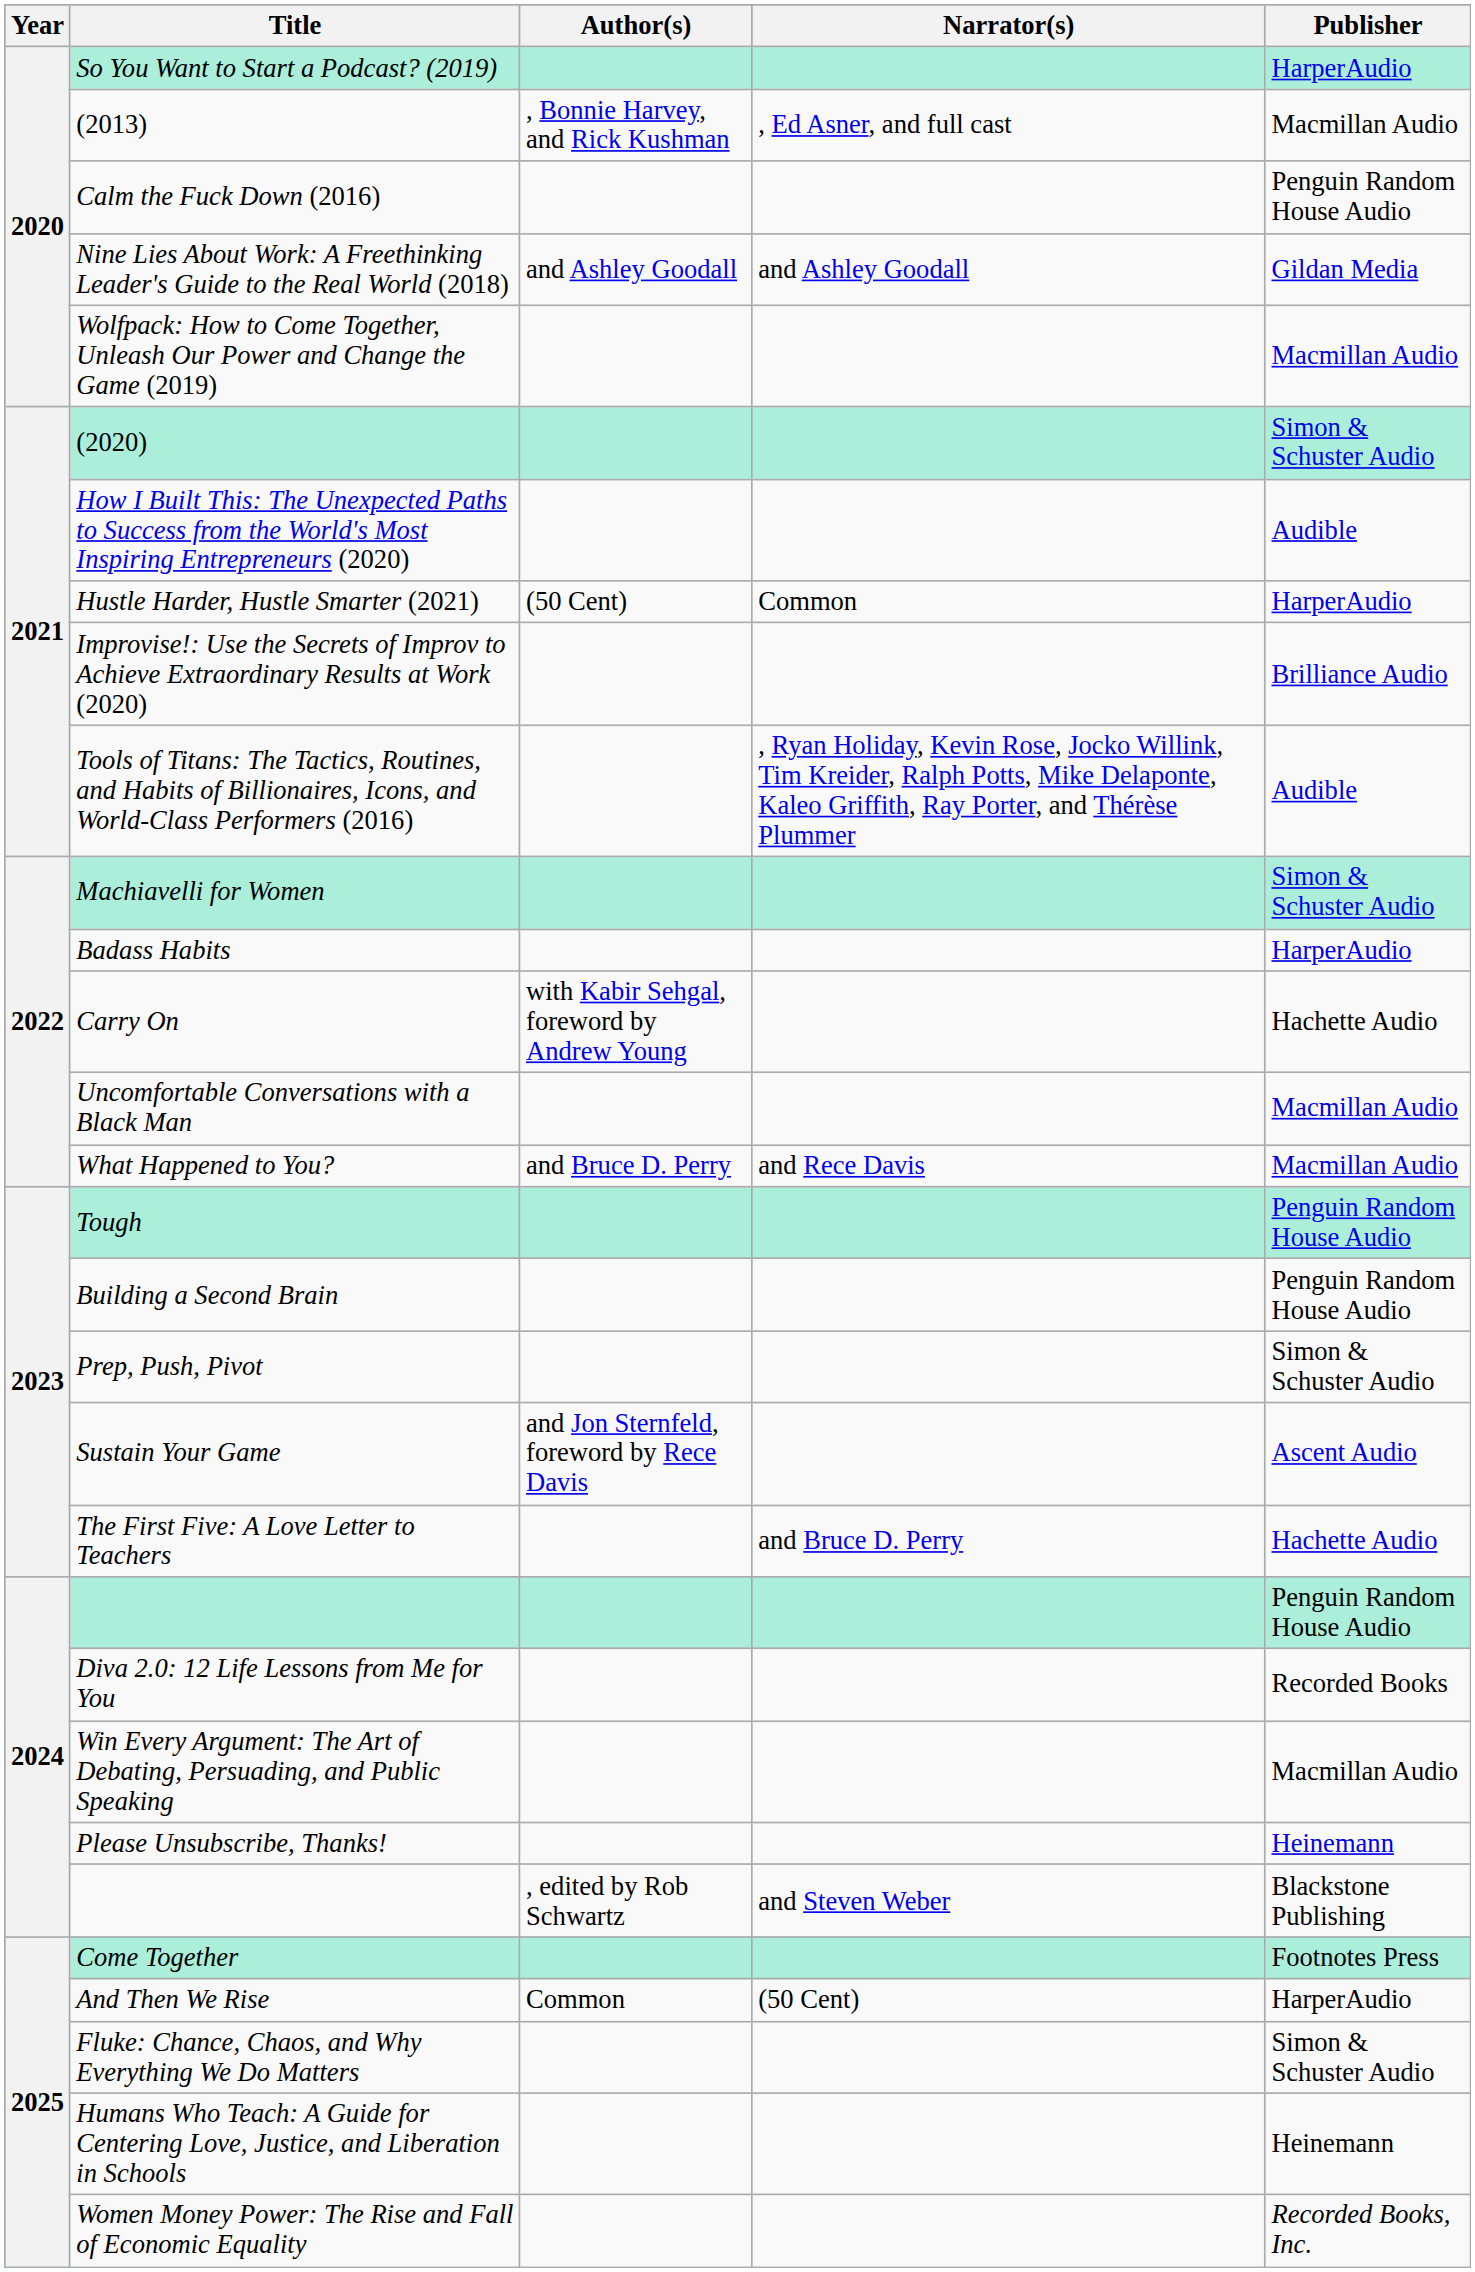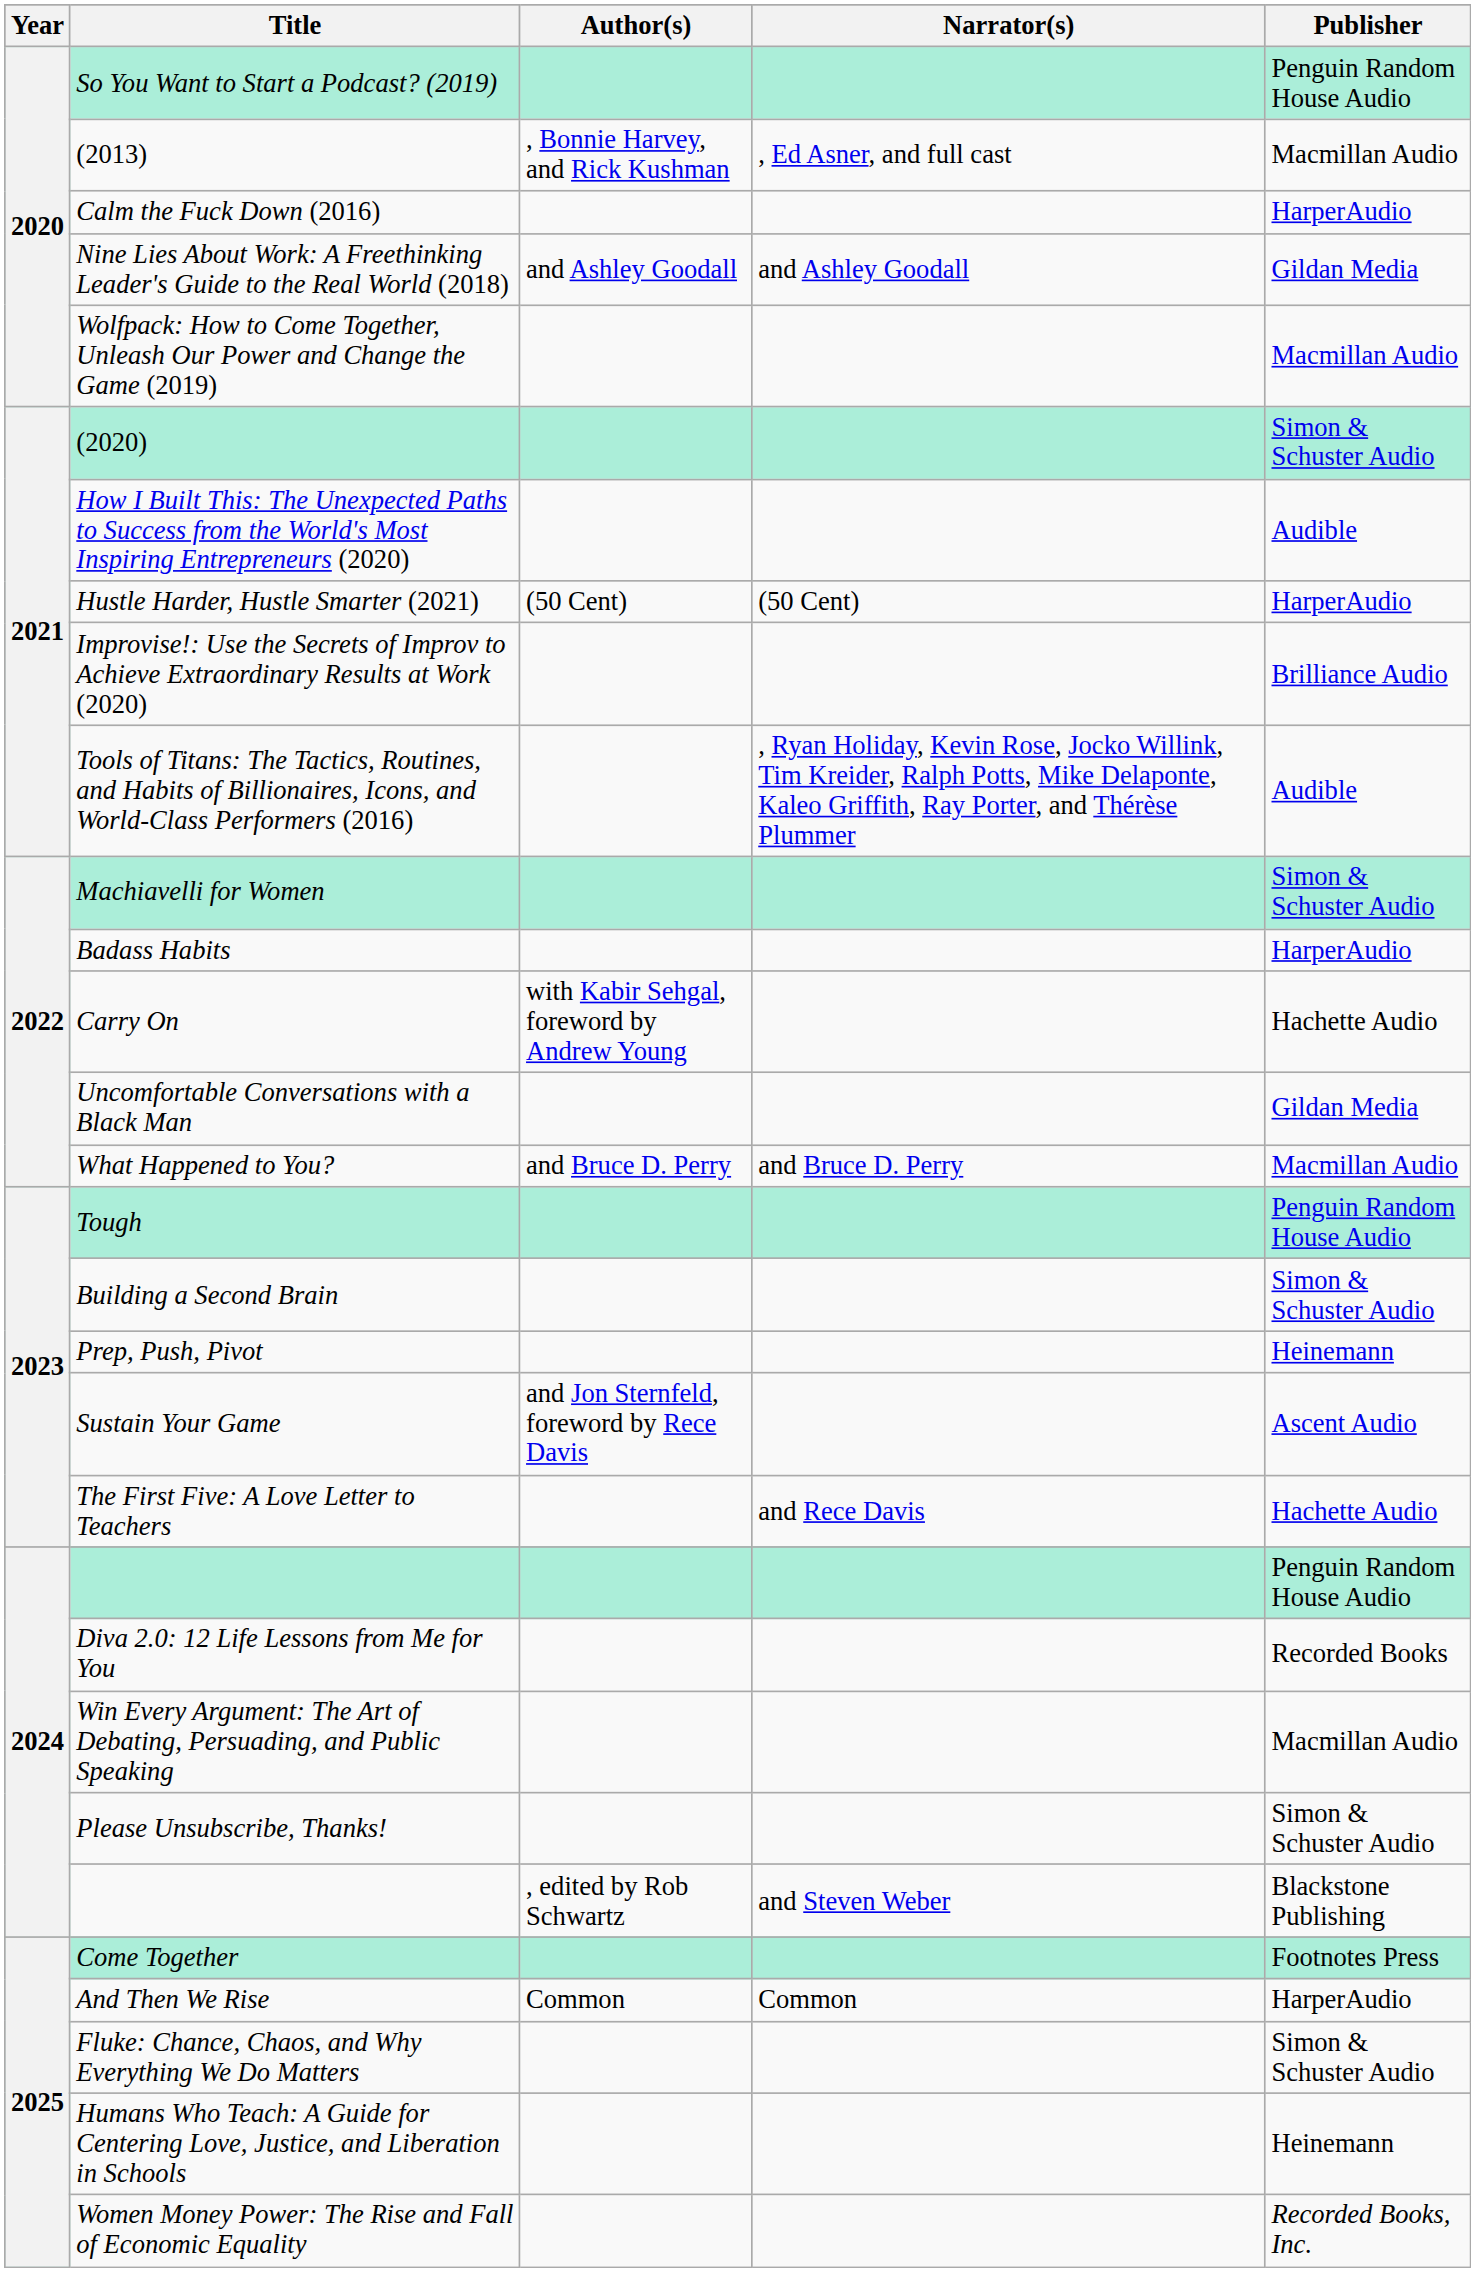(1342, 67) HarperAudio -> (1363, 82) Penguin Random House Audio
(1363, 196) Penguin Random House Audio -> (1342, 211) HarperAudio
(808, 601) Common -> (809, 601) (50 Cent)
(1365, 1108) Macmillan Audio -> (1345, 1108) Gildan Media
(842, 1165) and Rece Davis -> (861, 1165) and Bruce D. Perry
(1363, 1294) Penguin Random House Audio -> (1353, 1294) Simon & Schuster Audio
(1353, 1366) Simon & Schuster Audio -> (1333, 1351) Heinemann
(861, 1540) and Bruce D. Perry -> (842, 1510) and Rece Davis
(1333, 1843) Heinemann -> (1353, 1828) Simon & Schuster Audio
(809, 1999) (50 Cent) -> (808, 1999) Common
